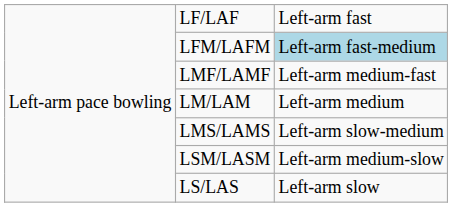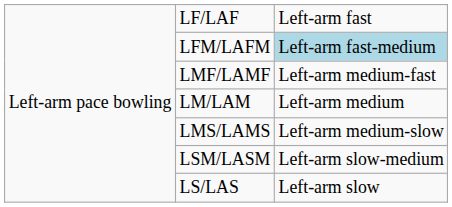(361, 131) Left-arm slow-medium -> (361, 131) Left-arm medium-slow
(361, 159) Left-arm medium-slow -> (361, 159) Left-arm slow-medium
